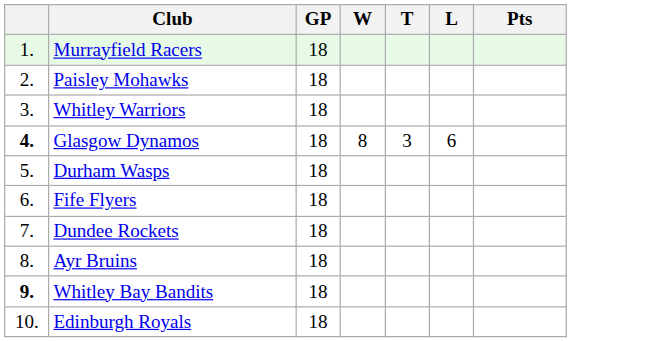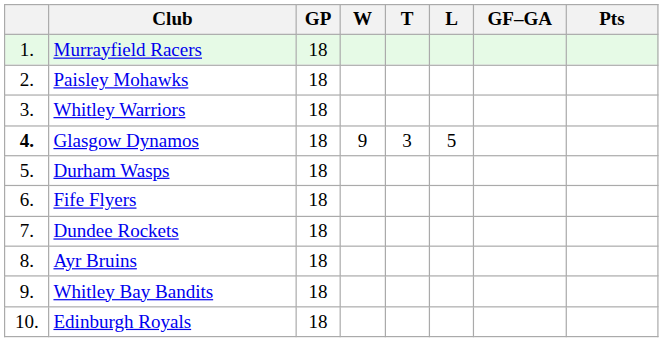+ column: (520, 19)
(363, 140) 8 -> (363, 140) 9
(452, 140) 6 -> (452, 140) 5
(27, 291) bold -> (27, 291) normal
